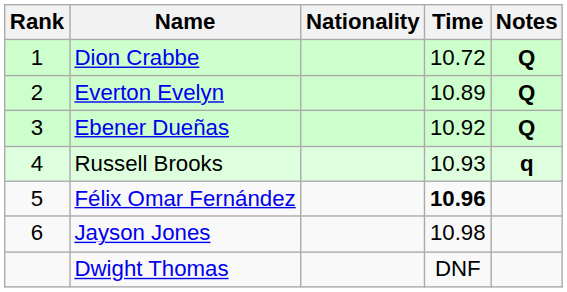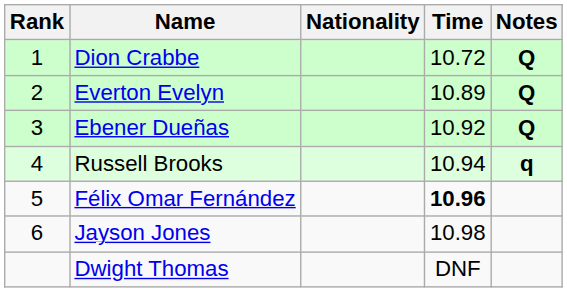(458, 163) 10.93 -> (458, 163) 10.94
